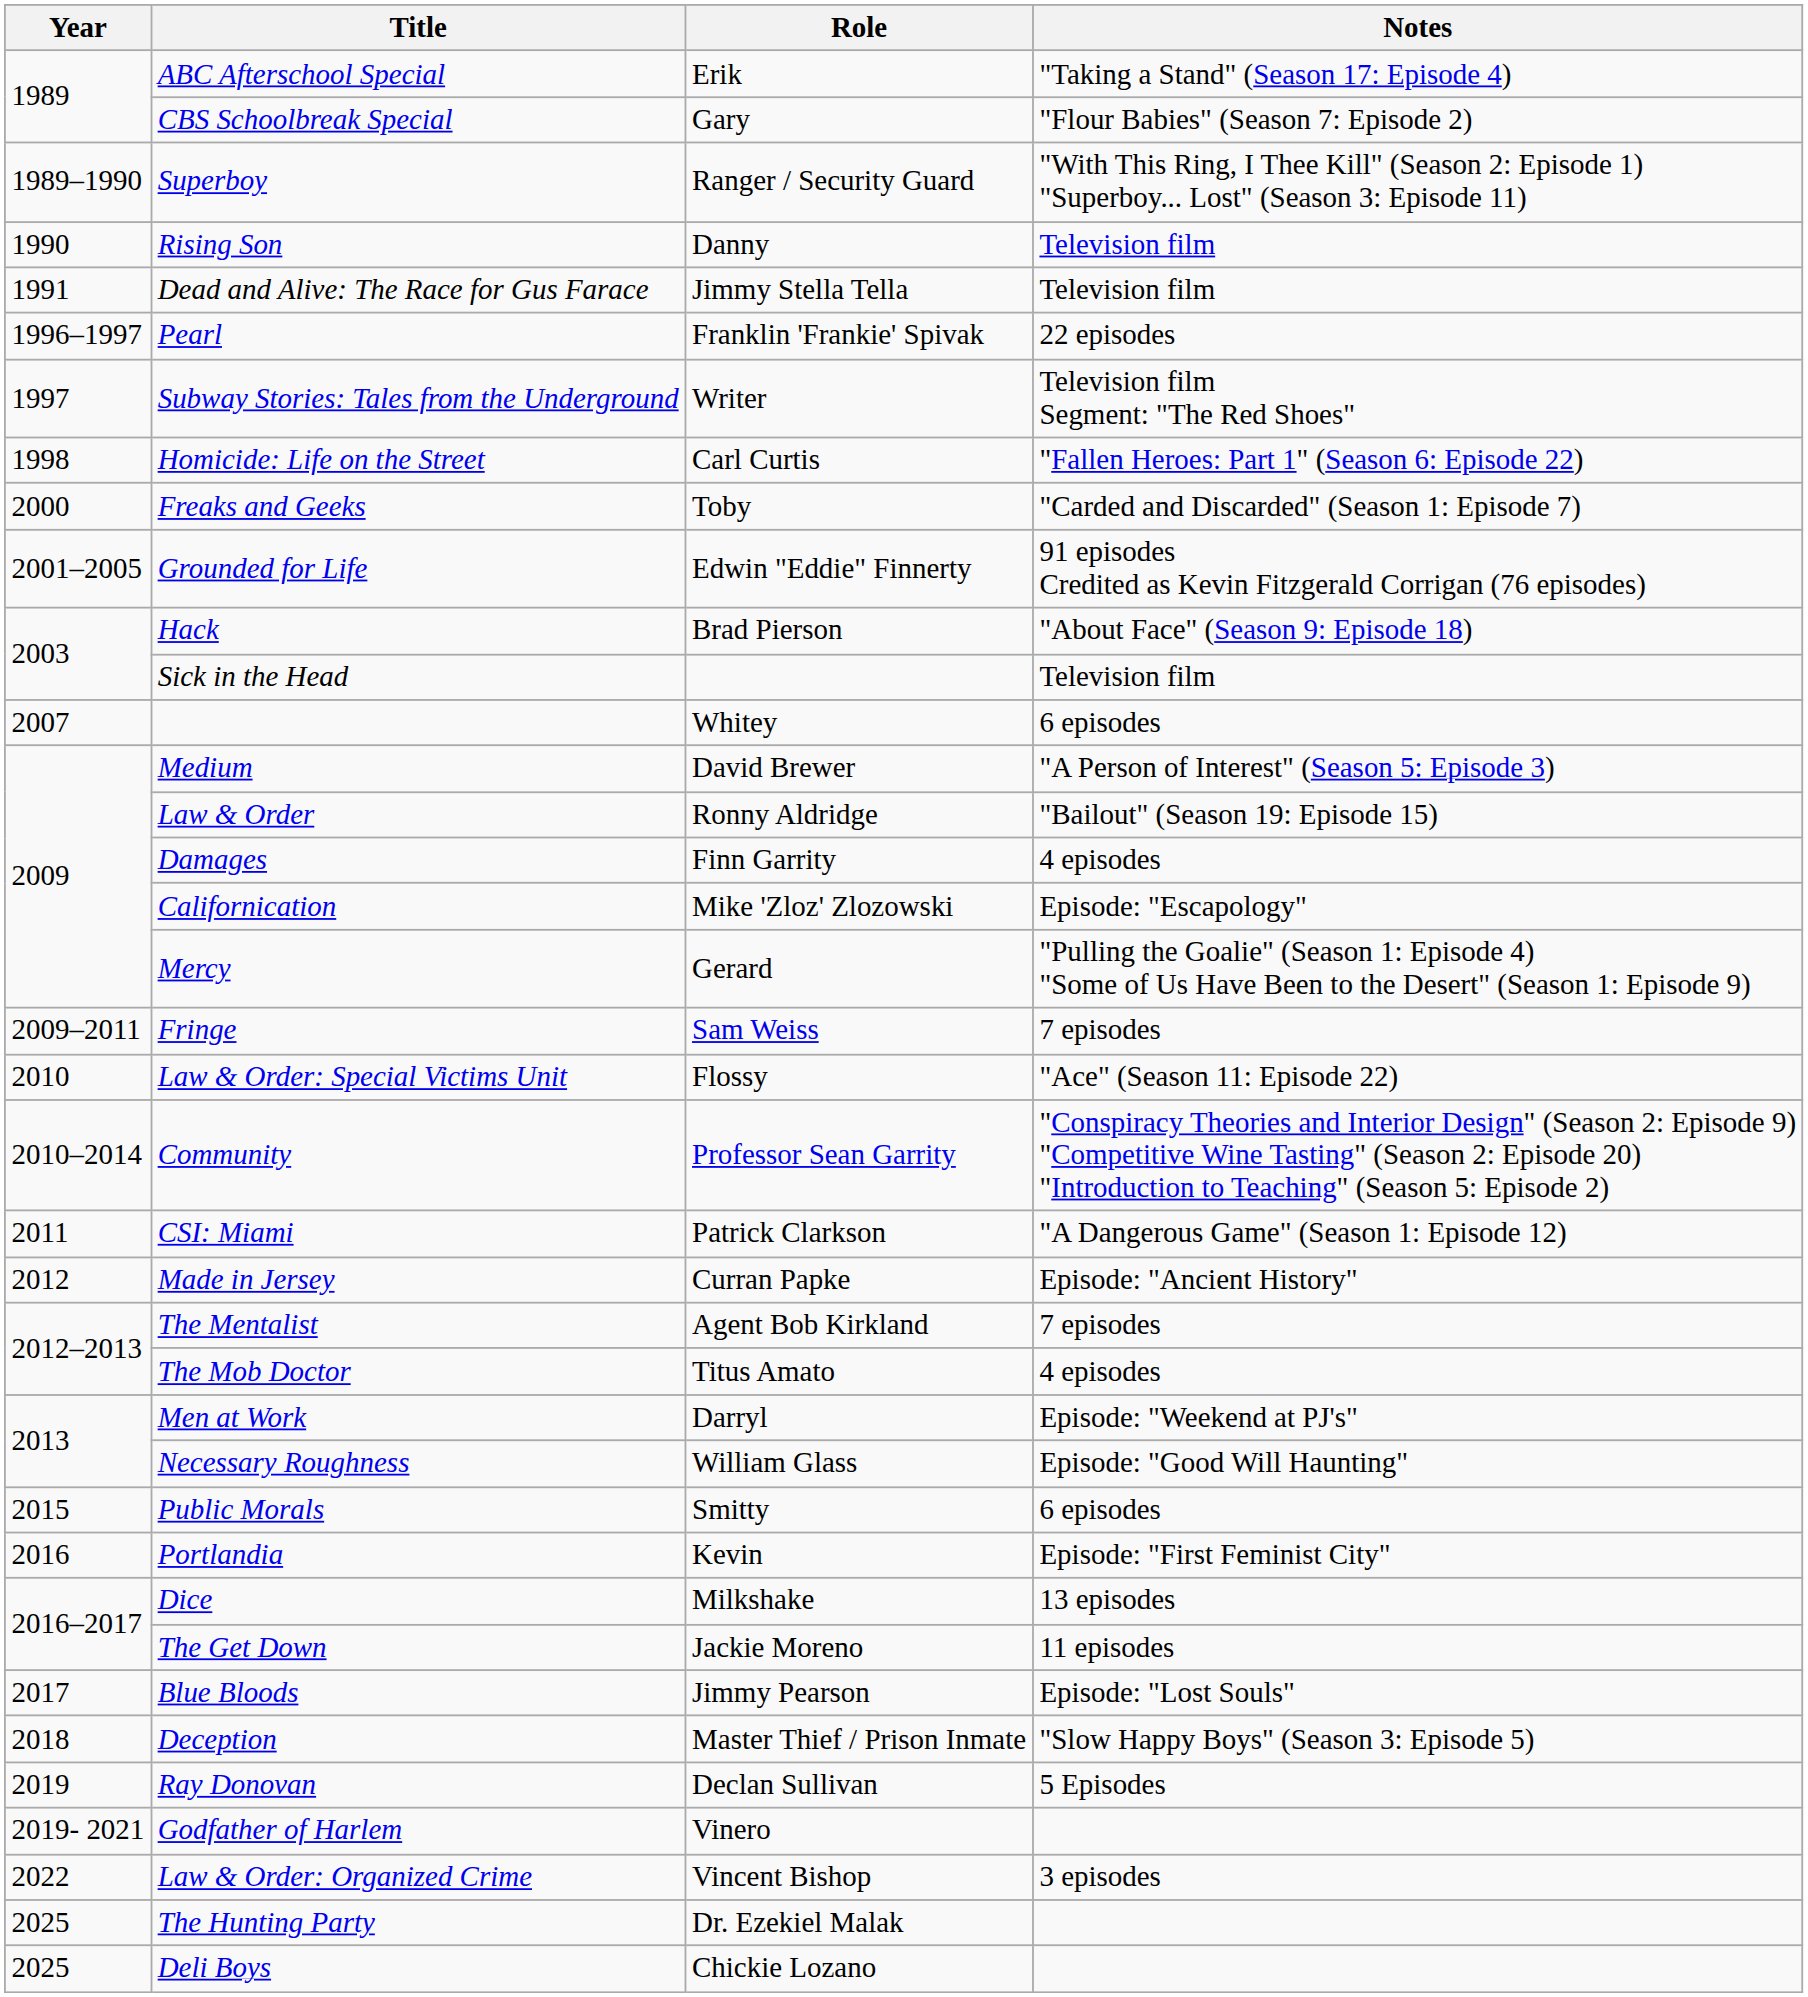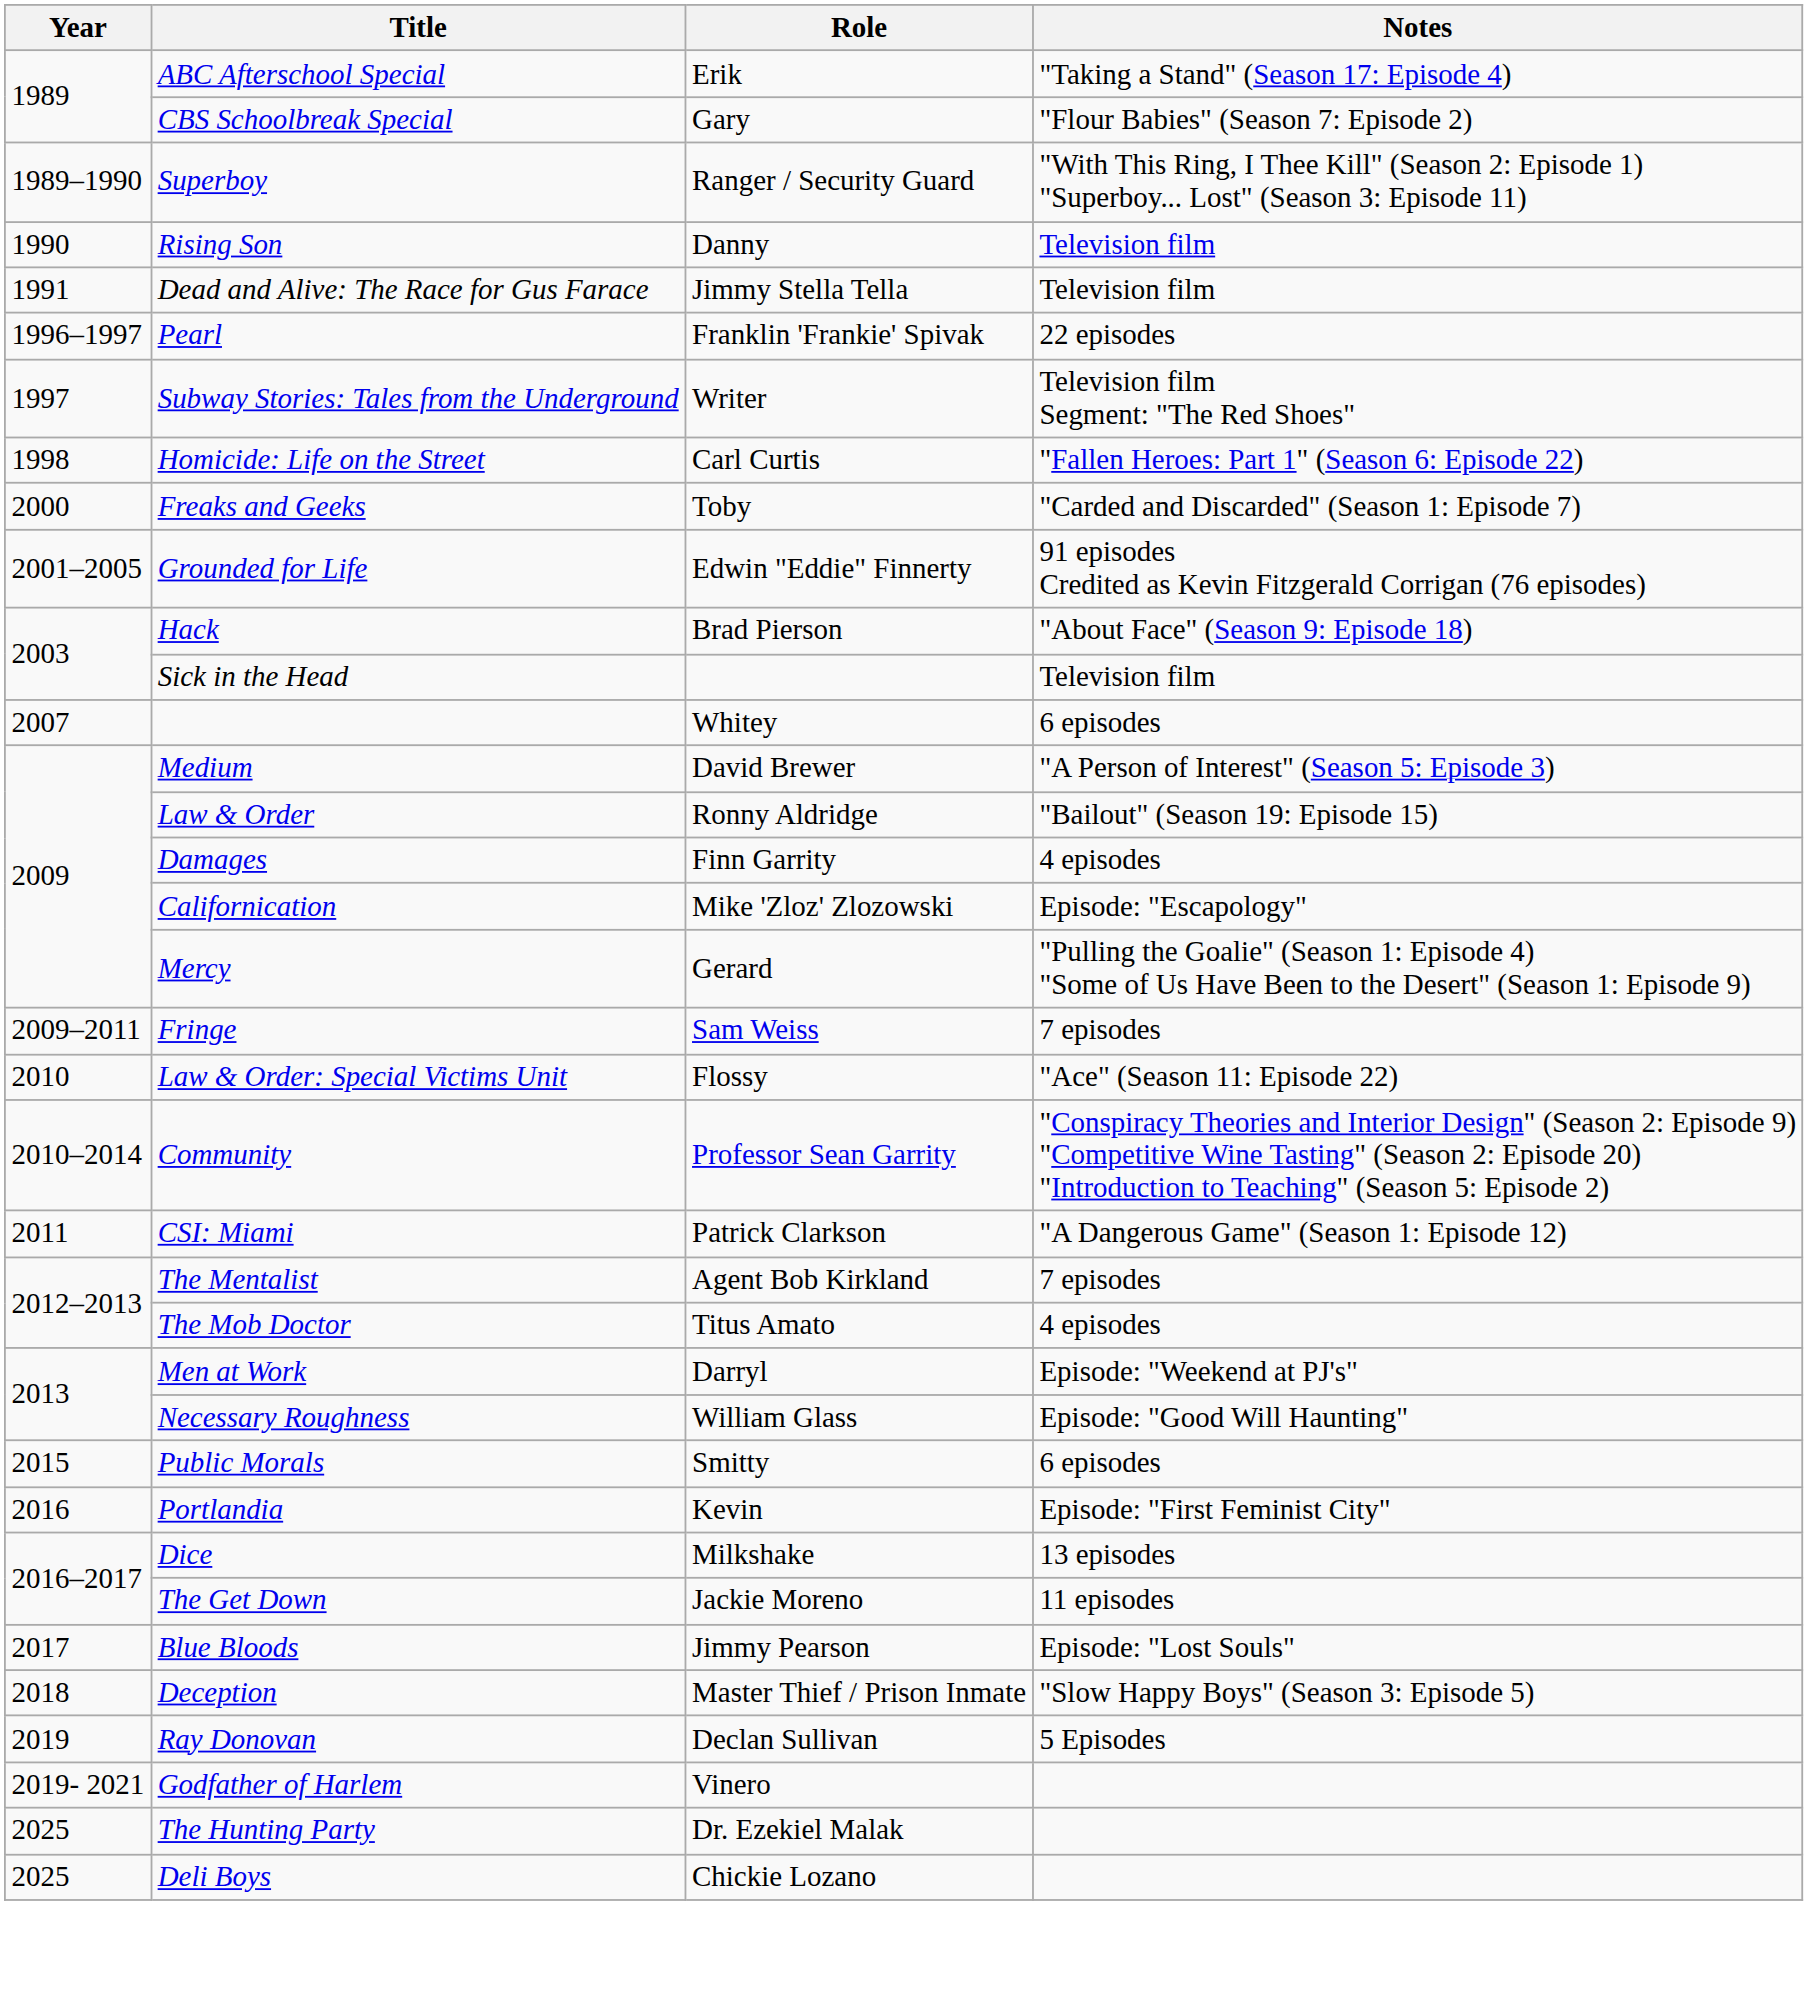- row: (246, 1279)
- row: (345, 1876)
